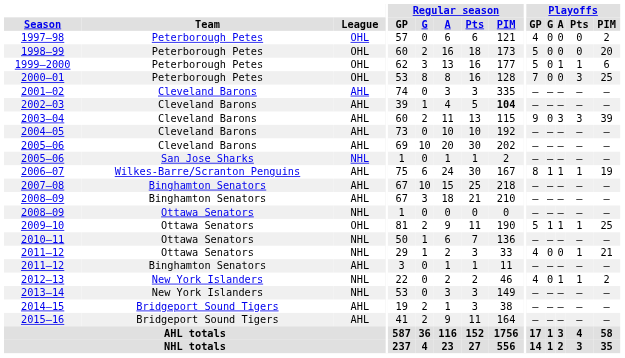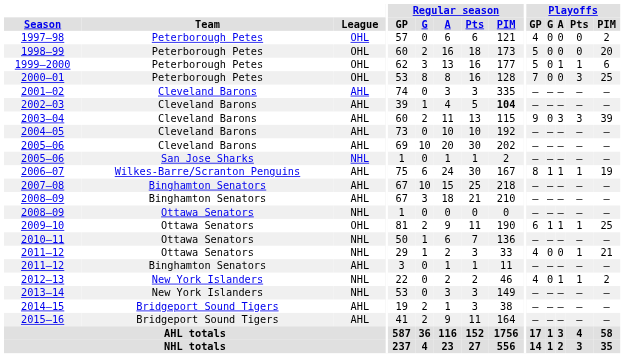(535, 226) 5 -> (535, 226) 6
